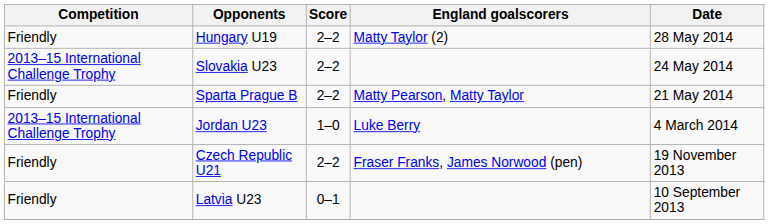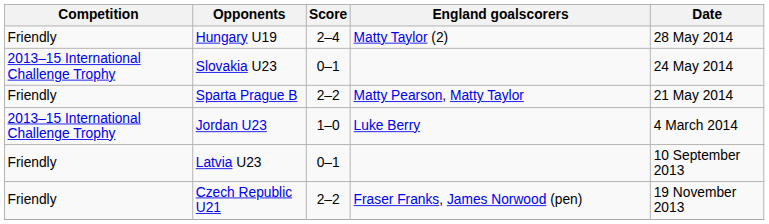(328, 37) 2–2 -> (328, 37) 2–4
(328, 66) 2–2 -> (328, 66) 0–1
rows swapped: (244, 163) <-> (229, 200)
